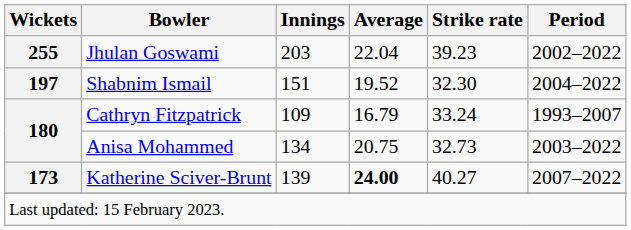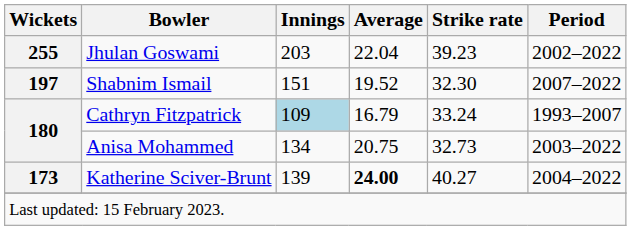(577, 83) 2004–2022 -> (577, 83) 2007–2022
(296, 114) no background -> (296, 114) lightblue background
(577, 177) 2007–2022 -> (577, 177) 2004–2022
